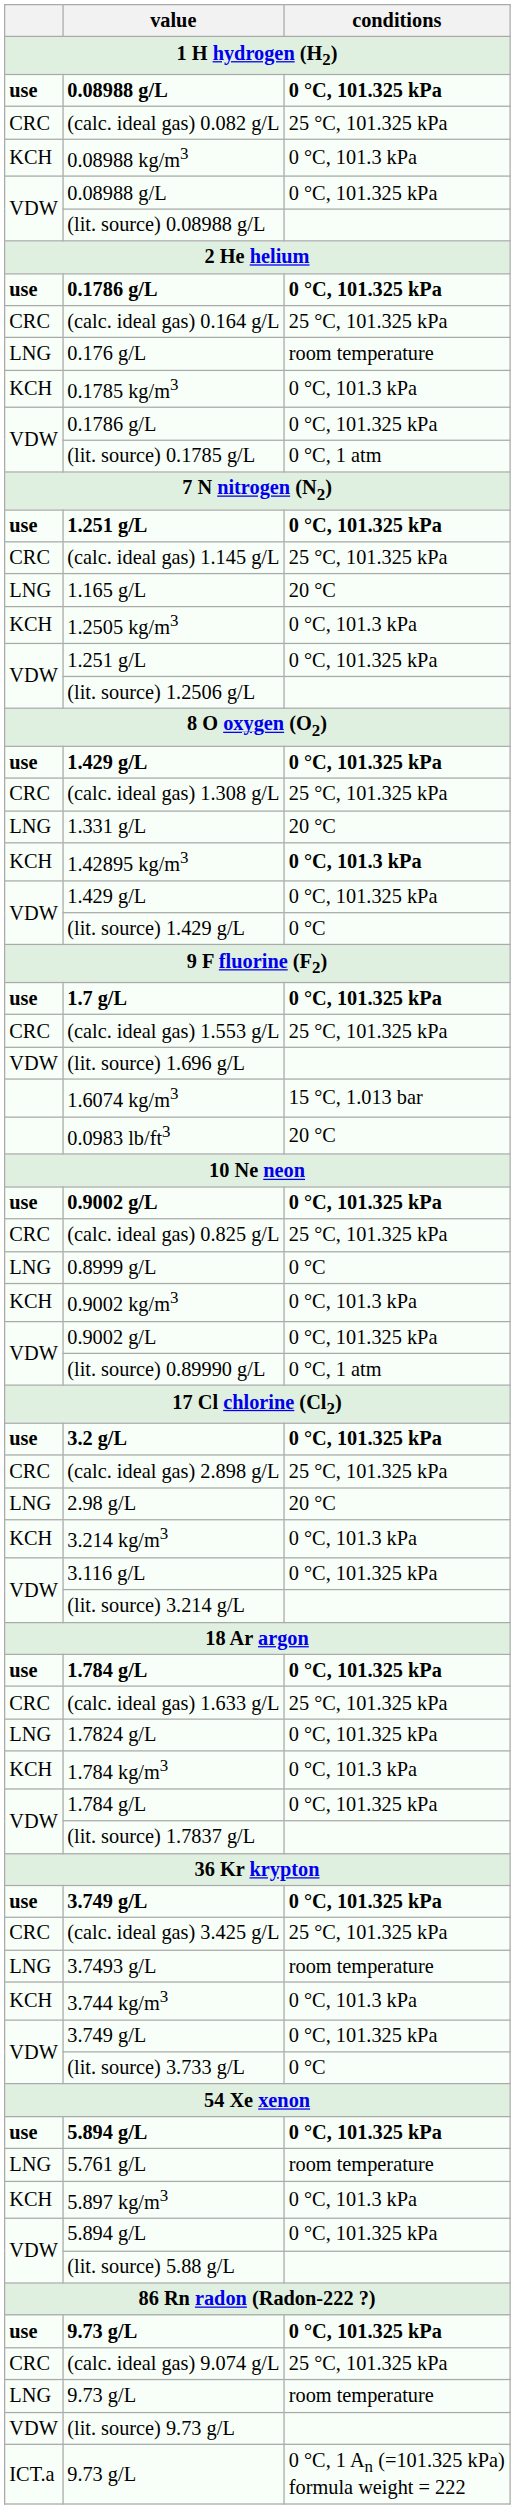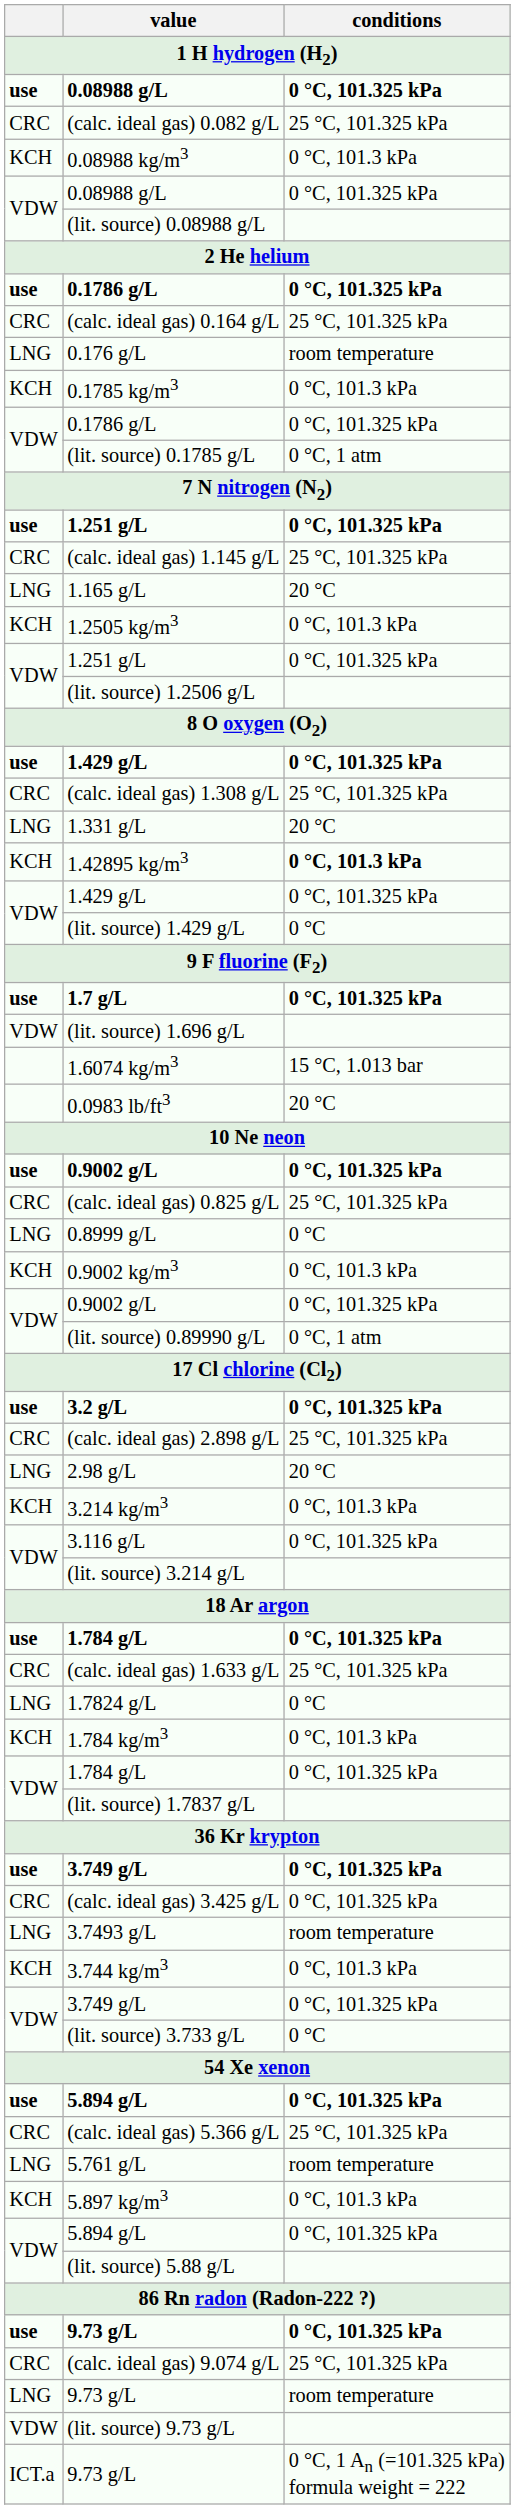- row: (30, 1030)
(363, 1734) 0 °C, 101.325 kPa -> (307, 1702) 0 °C
(368, 1933) 25 °C, 101.325 kPa -> (363, 1901) 0 °C, 101.325 kPa
+ row: (30, 2132)
